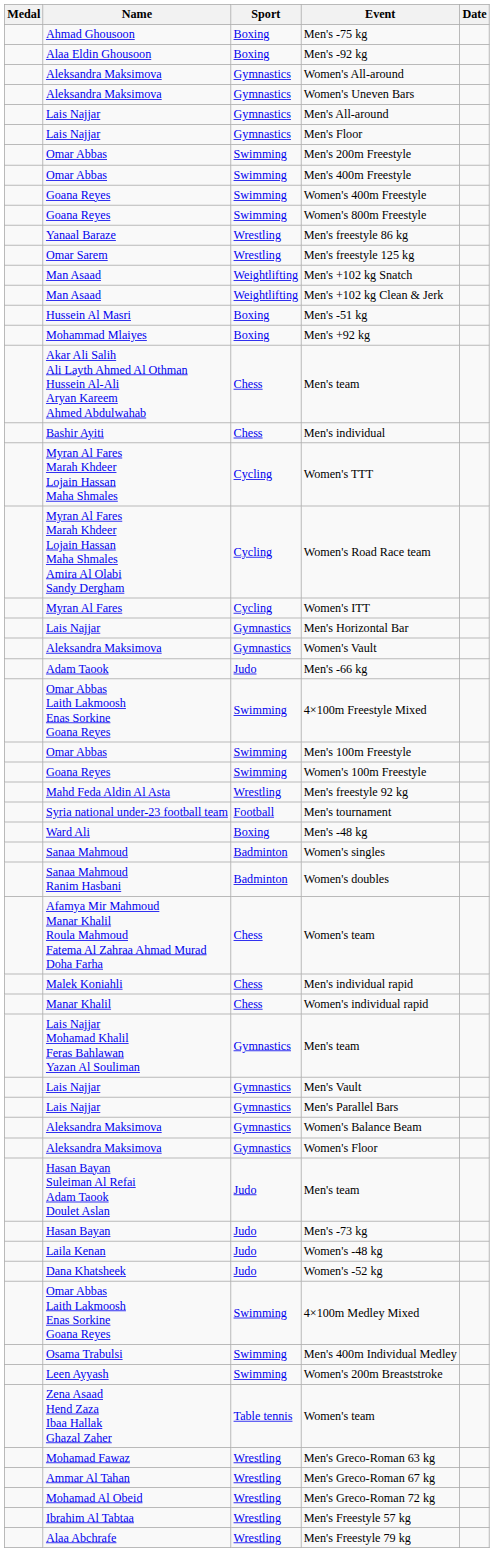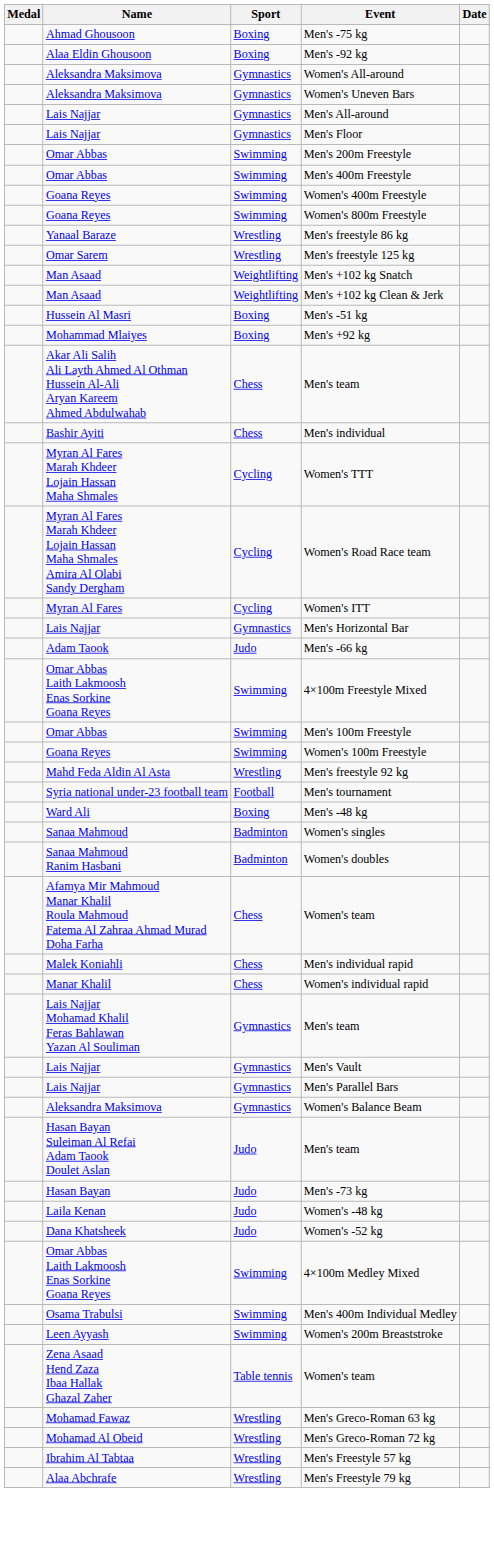- row: (104, 648)
- row: (104, 1147)
- row: (88, 1478)
